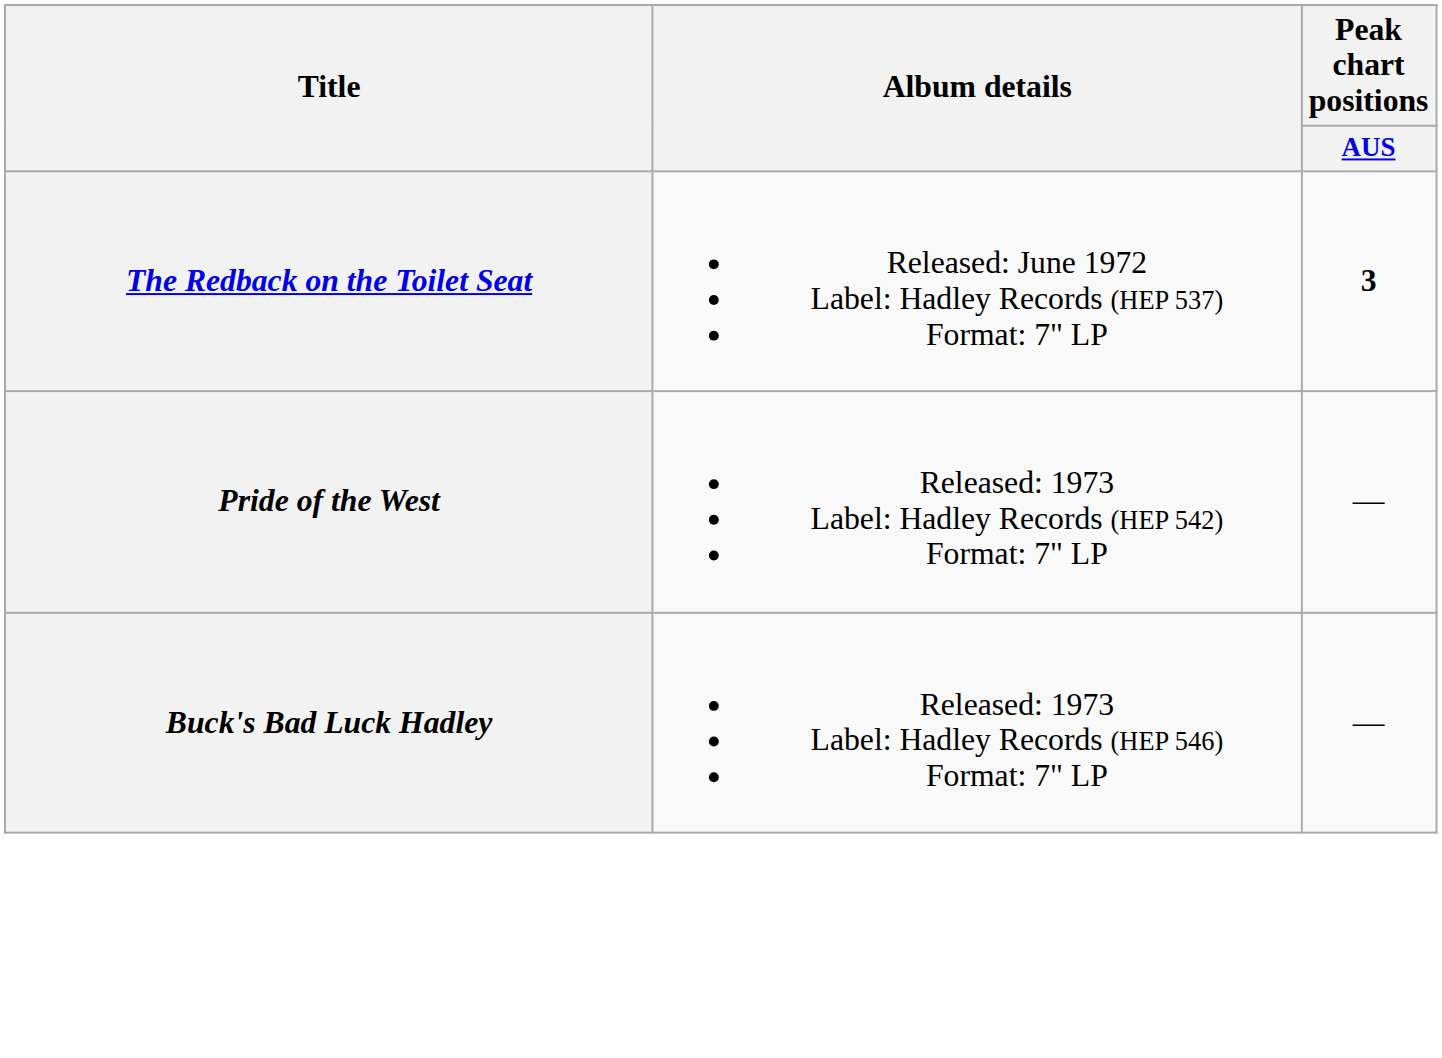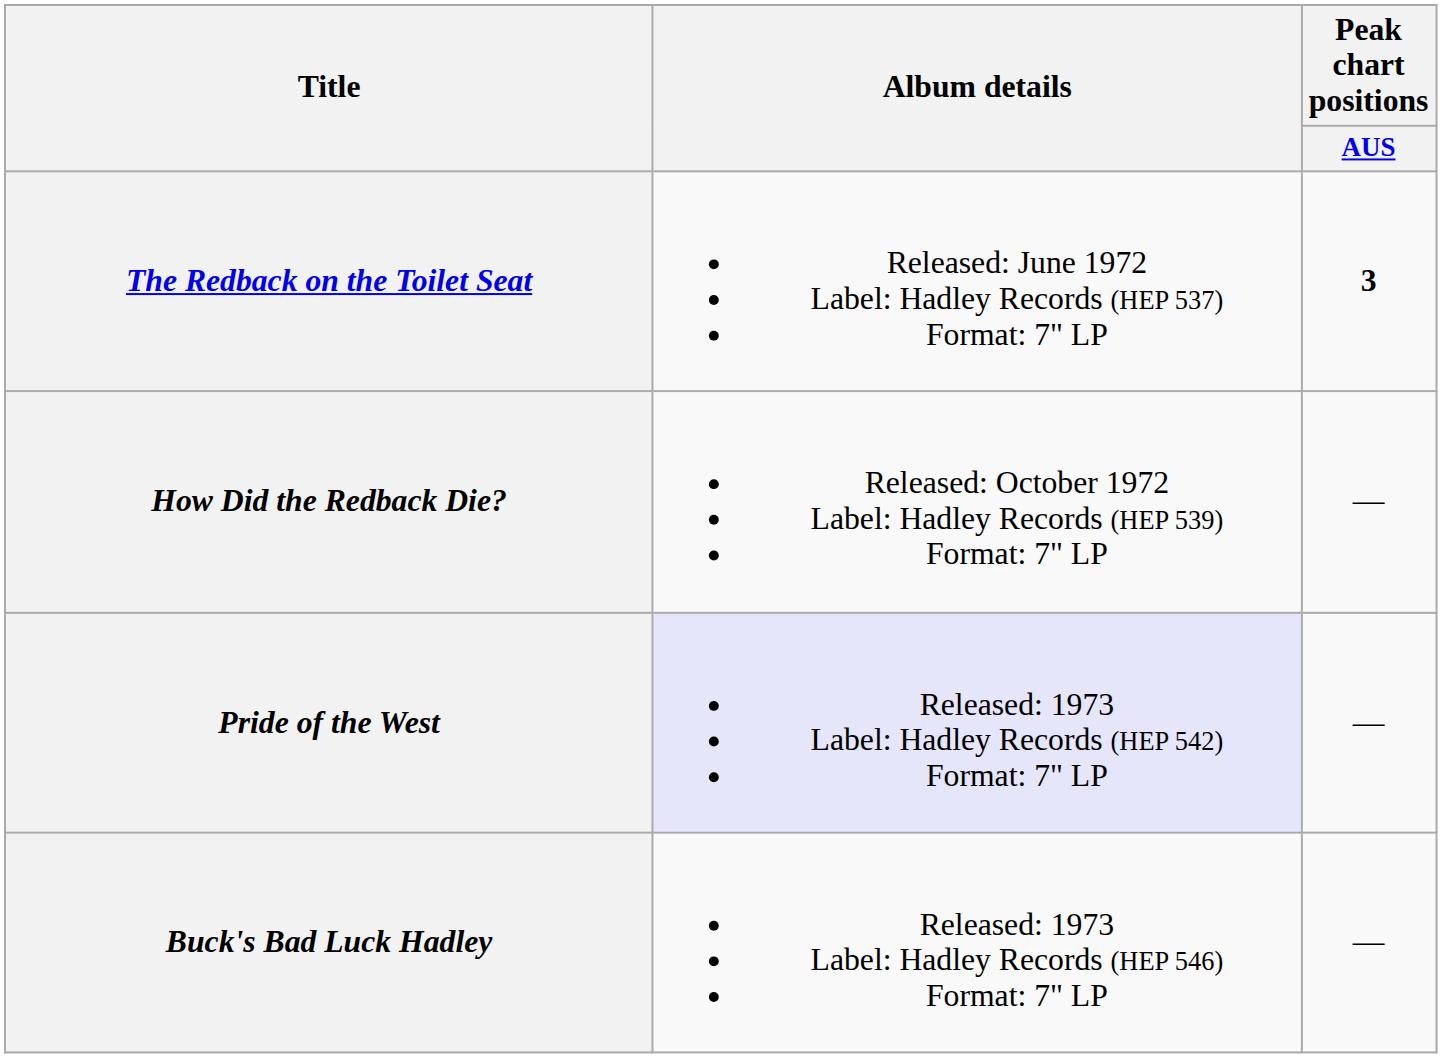+ row: (329, 501)
(977, 520) no background -> (977, 740) lavender background
